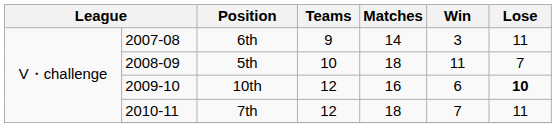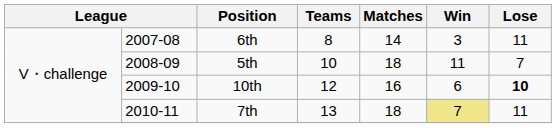(329, 39) 9 -> (329, 39) 8
(329, 110) 12 -> (329, 110) 13
(458, 110) no background -> (458, 110) khaki background
